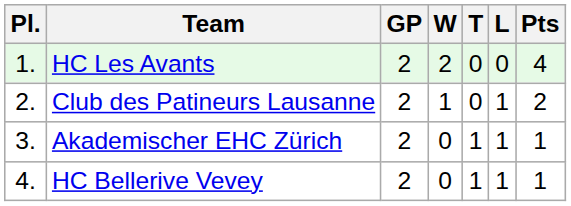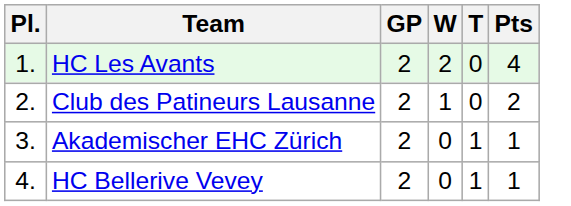- column: (502, 24)
